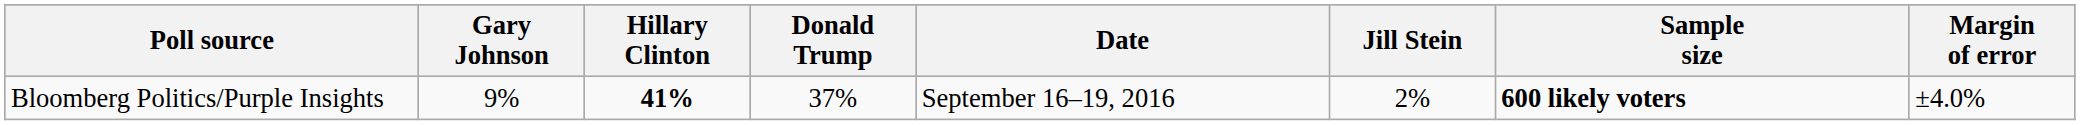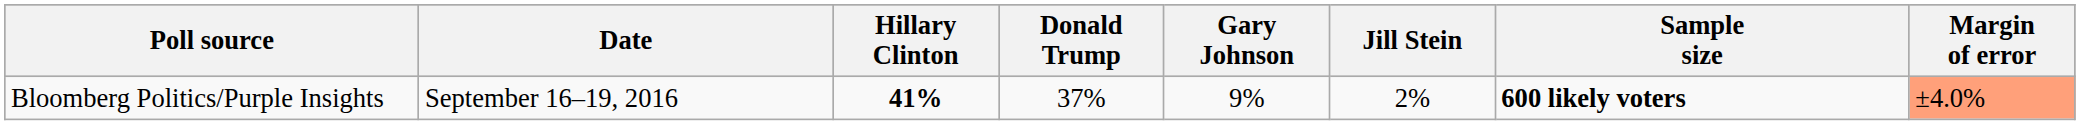columns swapped: (1123, 40) <-> (502, 40)
(1950, 97) no background -> (1950, 97) lightsalmon background
